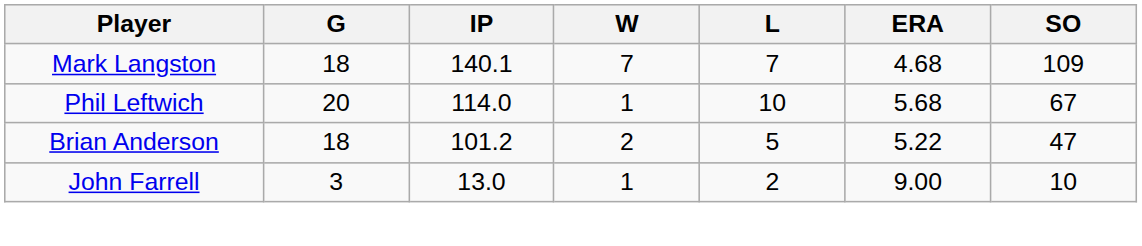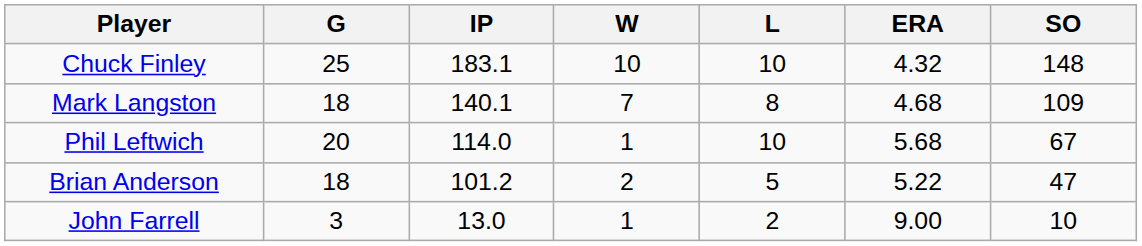+ row: (134, 63)
(772, 63) 7 -> (772, 102) 8
